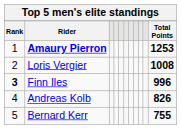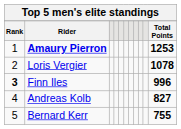(162, 65) 1008 -> (162, 65) 1078
(162, 99) 826 -> (162, 99) 827
